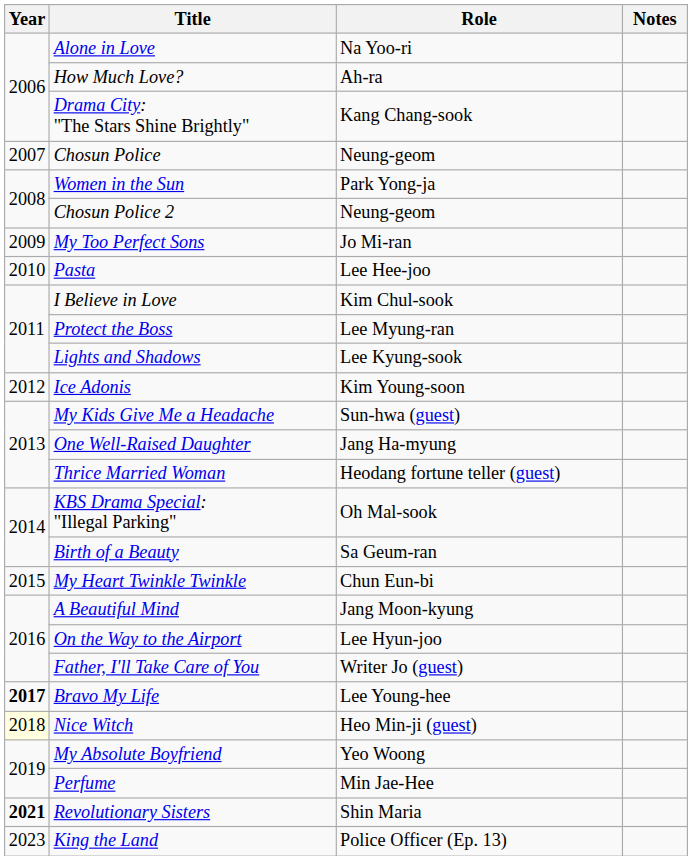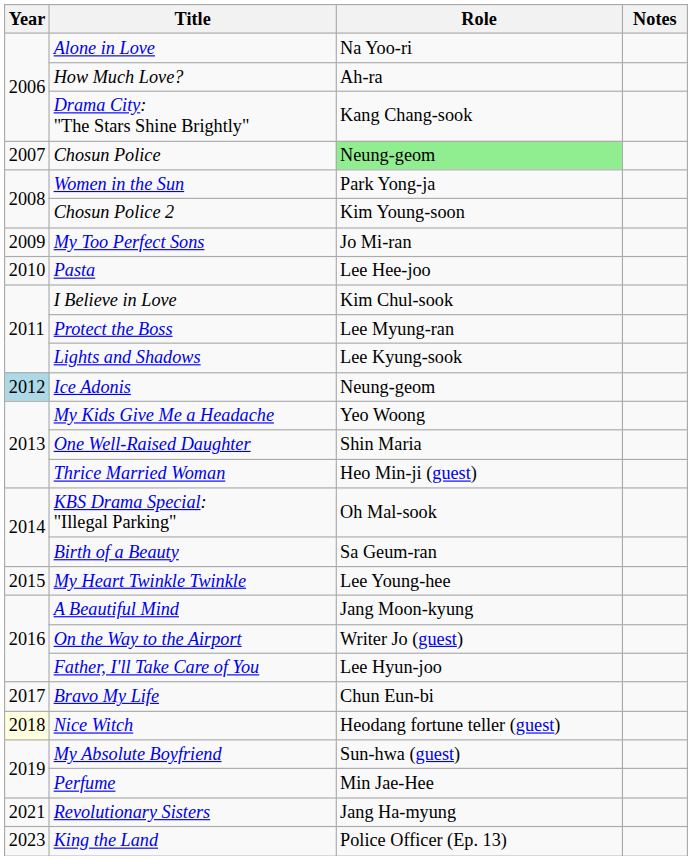(388, 155) no background -> (388, 155) lightgreen background
(388, 213) Neung-geom -> (402, 213) Kim Young-soon
(27, 386) no background -> (27, 386) lightblue background
(402, 386) Kim Young-soon -> (388, 386) Neung-geom
(400, 415) Sun-hwa (guest) -> (383, 415) Yeo Woong
(398, 444) Jang Ha-myung -> (381, 444) Shin Maria
(450, 473) Heodang fortune teller (guest) -> (408, 473) Heo Min-ji (guest)
(387, 580) Chun Eun-bi -> (395, 580) Lee Young-hee
(391, 638) Lee Hyun-joo -> (402, 638) Writer Jo (guest)
(402, 667) Writer Jo (guest) -> (391, 667) Lee Hyun-joo
(27, 696) bold -> (27, 696) normal
(395, 696) Lee Young-hee -> (387, 696) Chun Eun-bi
(408, 725) Heo Min-ji (guest) -> (450, 725) Heodang fortune teller (guest)
(383, 754) Yeo Woong -> (400, 754) Sun-hwa (guest)
(27, 812) bold -> (27, 812) normal
(381, 812) Shin Maria -> (398, 812) Jang Ha-myung
